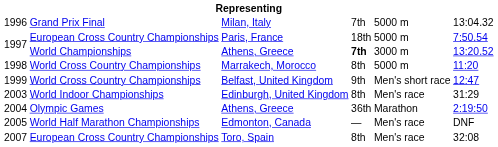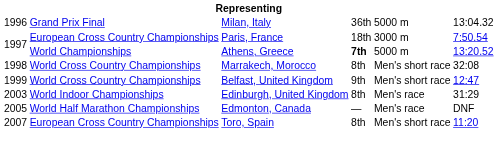(358, 23) 7th -> (361, 23) 36th
(391, 37) 5000 m -> (391, 37) 3000 m
(391, 51) 3000 m -> (391, 51) 5000 m
(391, 66) 5000 m -> (412, 66) Men's short race
(466, 66) 11:20 -> (466, 66) 32:08
- row: (16, 109)
(399, 137) Men's race -> (412, 123) Men's short race
(466, 137) 32:08 -> (466, 123) 11:20
